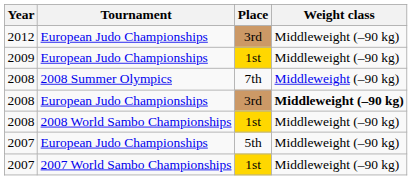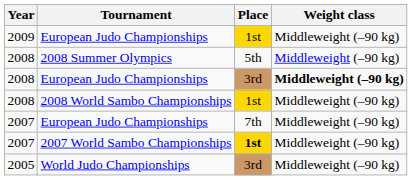- row: (21, 36)
(253, 79) 7th -> (253, 57) 5th
(253, 143) 5th -> (253, 121) 7th
(253, 164) normal -> (253, 143) bold
+ row: (21, 164)
